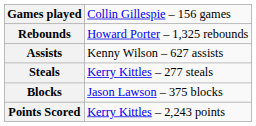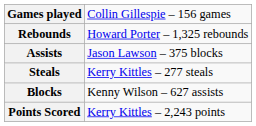(155, 53) Kenny Wilson – 627 assists -> (155, 53) Jason Lawson – 375 blocks
(155, 92) Jason Lawson – 375 blocks -> (155, 92) Kenny Wilson – 627 assists
